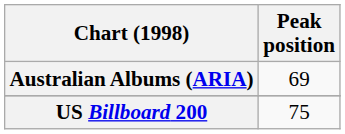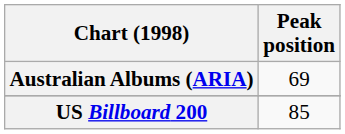(299, 111) 75 -> (299, 111) 85
